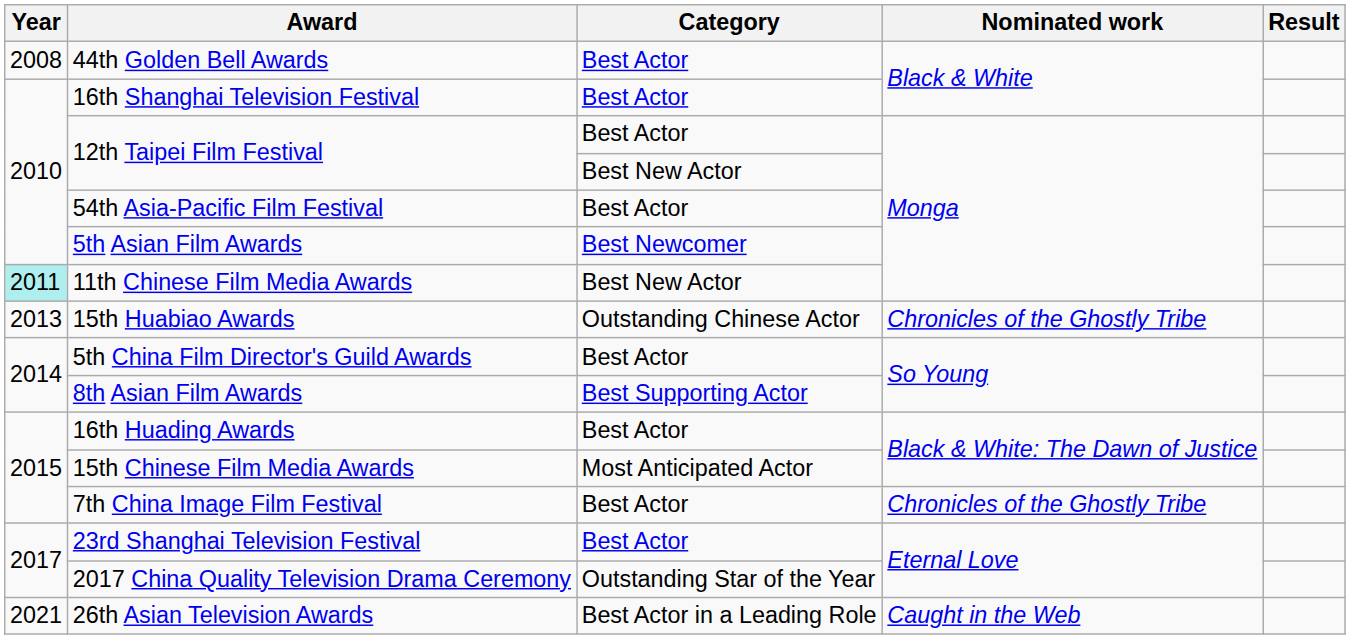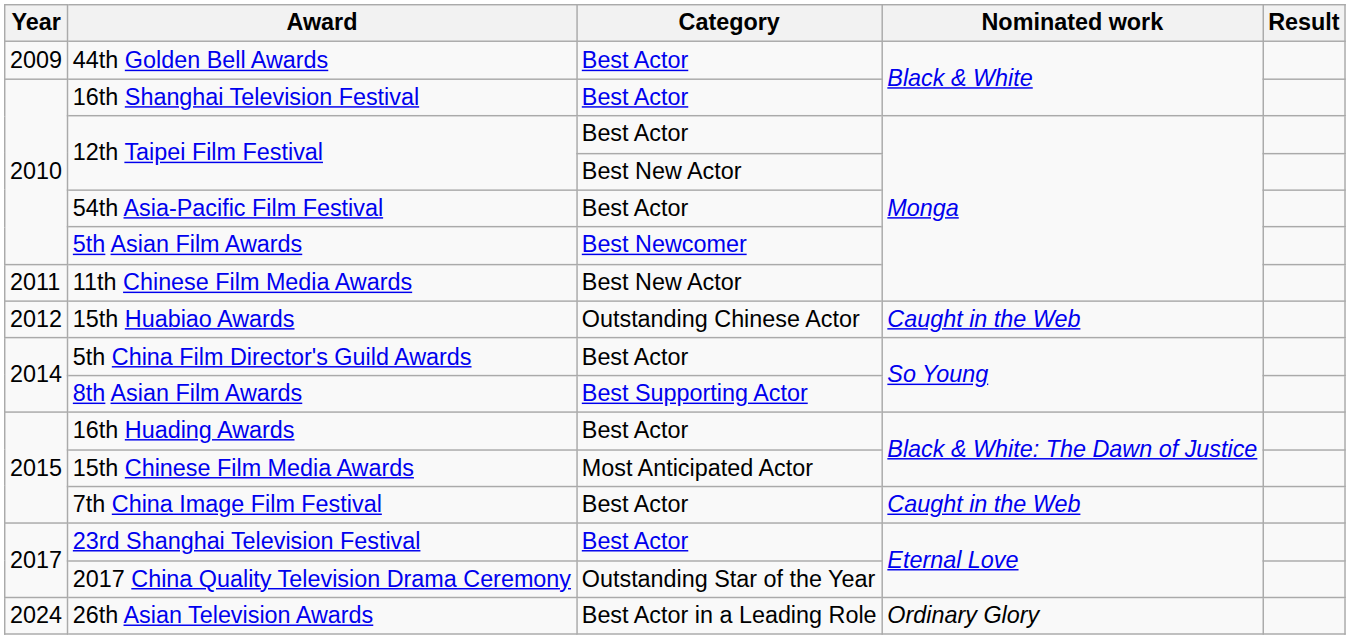(36, 60) 2008 -> (36, 60) 2009
(35, 282) paleturquoise background -> (35, 282) no background
(36, 319) 2013 -> (36, 319) 2012
(1047, 319) Chronicles of the Ghostly Tribe -> (984, 319) Caught in the Web
(1047, 504) Chronicles of the Ghostly Tribe -> (984, 504) Caught in the Web
(36, 615) 2021 -> (36, 615) 2024
(984, 615) Caught in the Web -> (963, 615) Ordinary Glory
